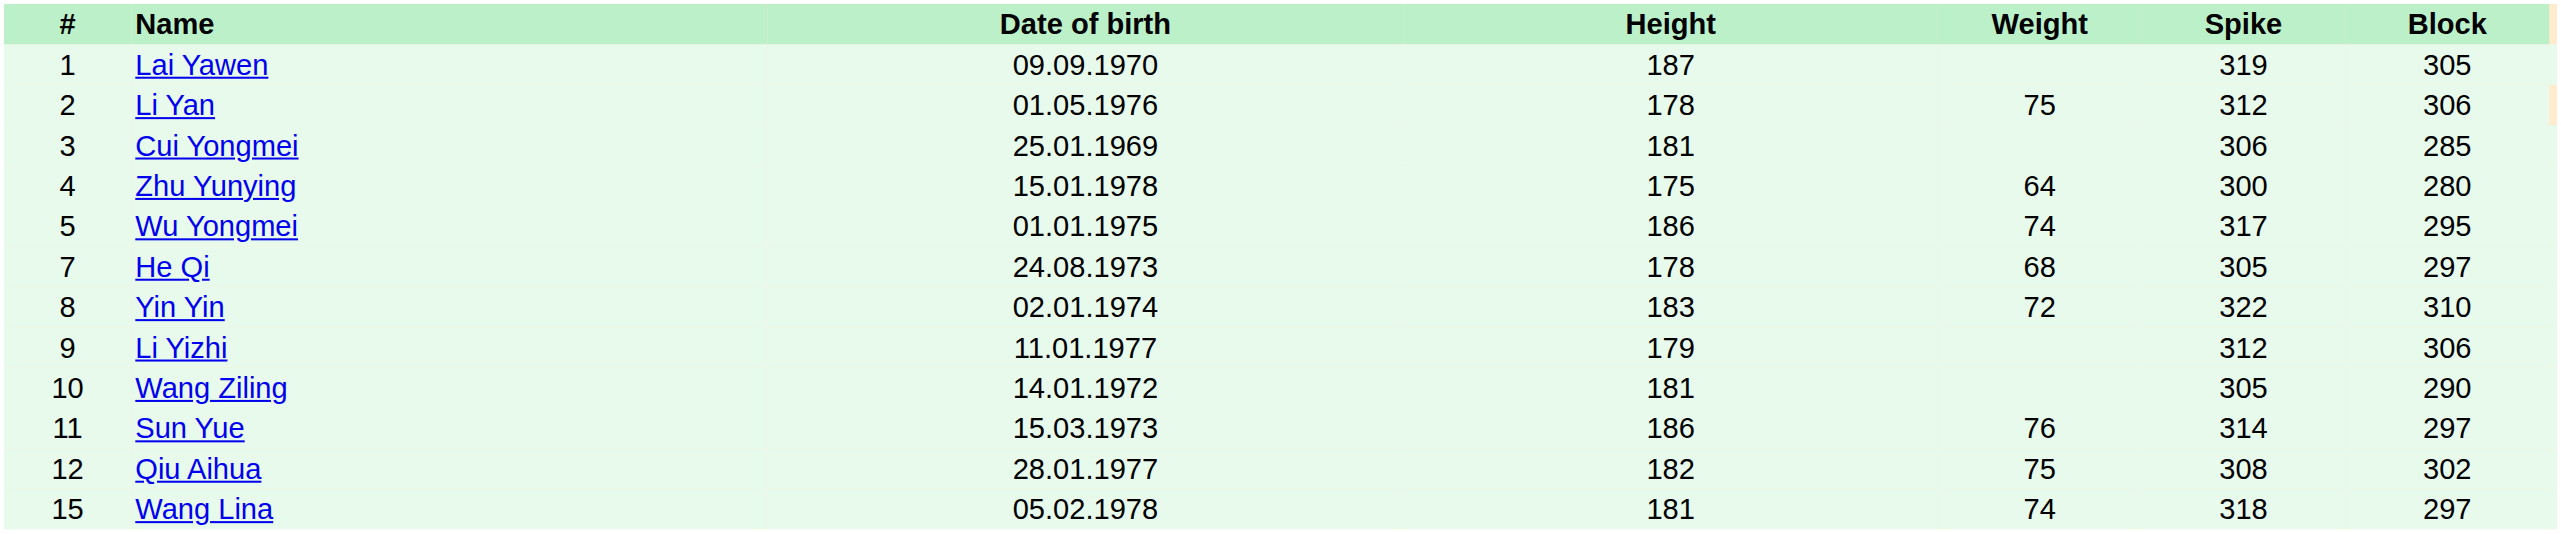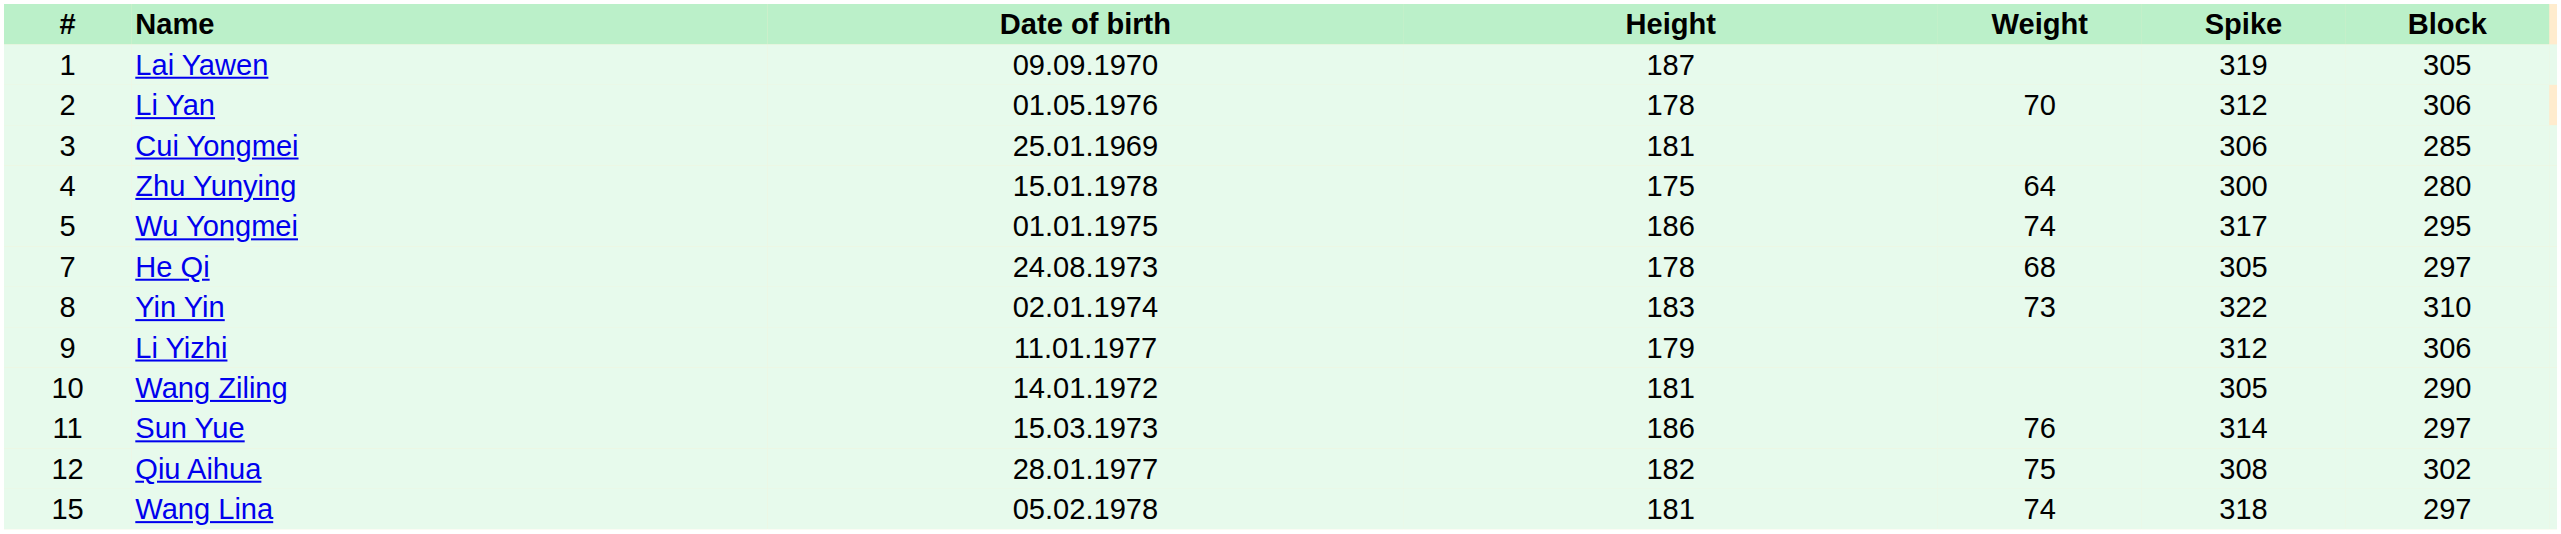(2040, 105) 75 -> (2040, 105) 70
(2040, 307) 72 -> (2040, 307) 73
